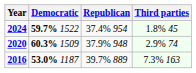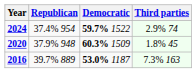columns swapped: (107, 12) <-> (55, 12)
(162, 28) 1.8% 45 -> (162, 28) 2.9% 74
(162, 44) 2.9% 74 -> (162, 44) 1.8% 45
